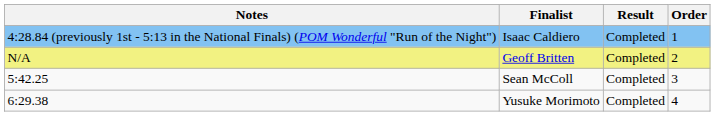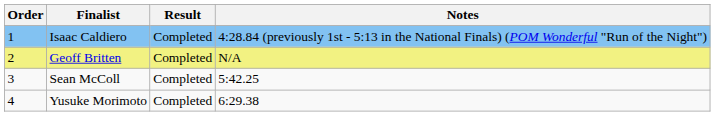columns swapped: (689, 15) <-> (252, 15)
